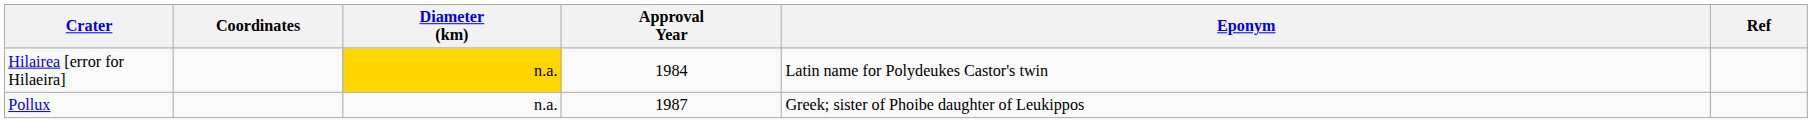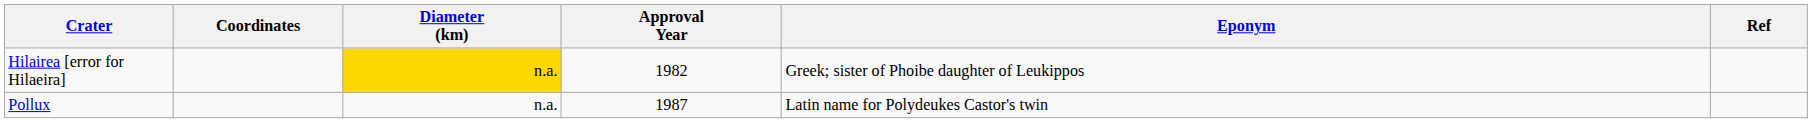(671, 70) 1984 -> (671, 70) 1982
(917, 70) Latin name for Polydeukes Castor's twin -> (935, 70) Greek; sister of Phoibe daughter of Leukippos
(935, 104) Greek; sister of Phoibe daughter of Leukippos -> (917, 104) Latin name for Polydeukes Castor's twin
